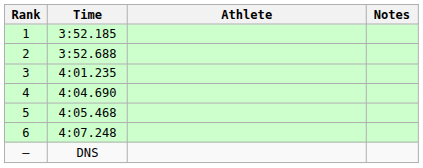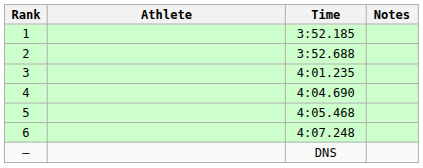columns swapped: (247, 14) <-> (87, 14)
